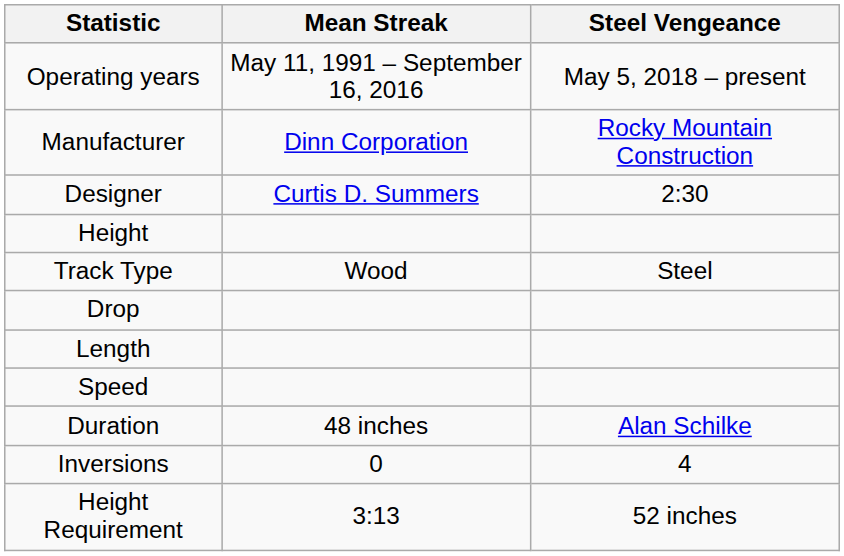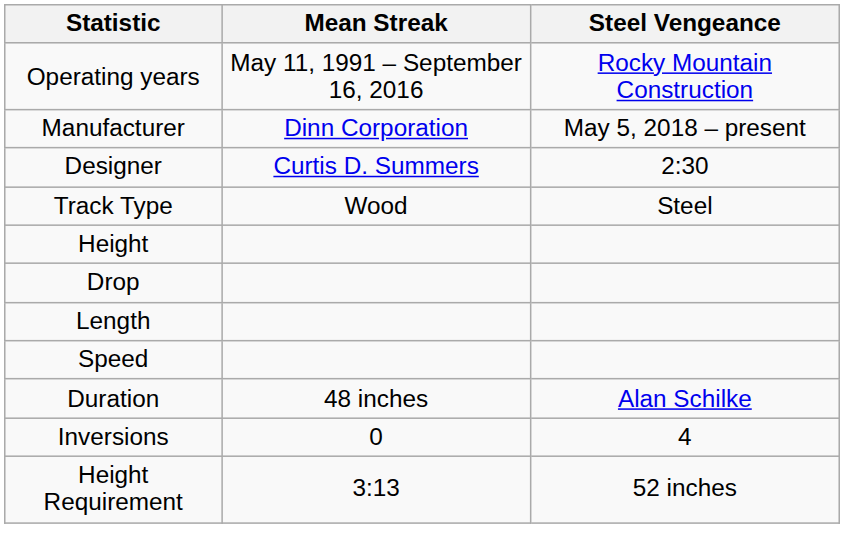(685, 76) May 5, 2018 – present -> (685, 76) Rocky Mountain Construction
(685, 141) Rocky Mountain Construction -> (685, 128) May 5, 2018 – present
rows swapped: (113, 271) <-> (113, 232)
